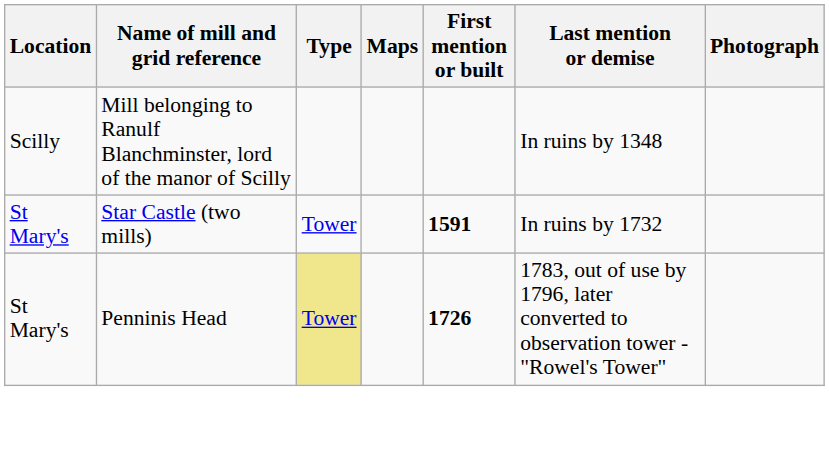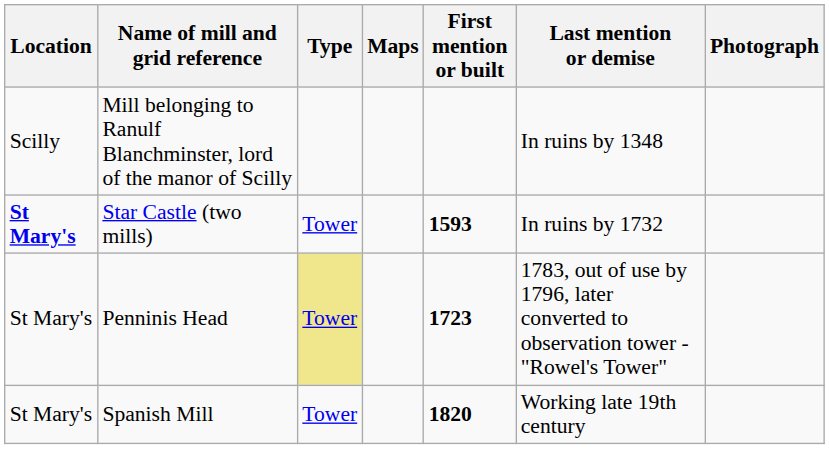(39, 223) normal -> (43, 223) bold
(450, 223) 1591 -> (450, 223) 1593
(450, 318) 1726 -> (450, 318) 1723
+ row: (158, 413)
